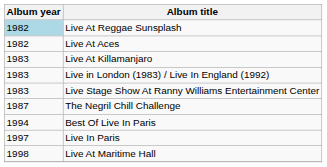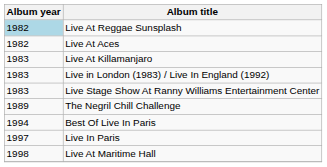(18, 106) 1987 -> (18, 106) 1989
